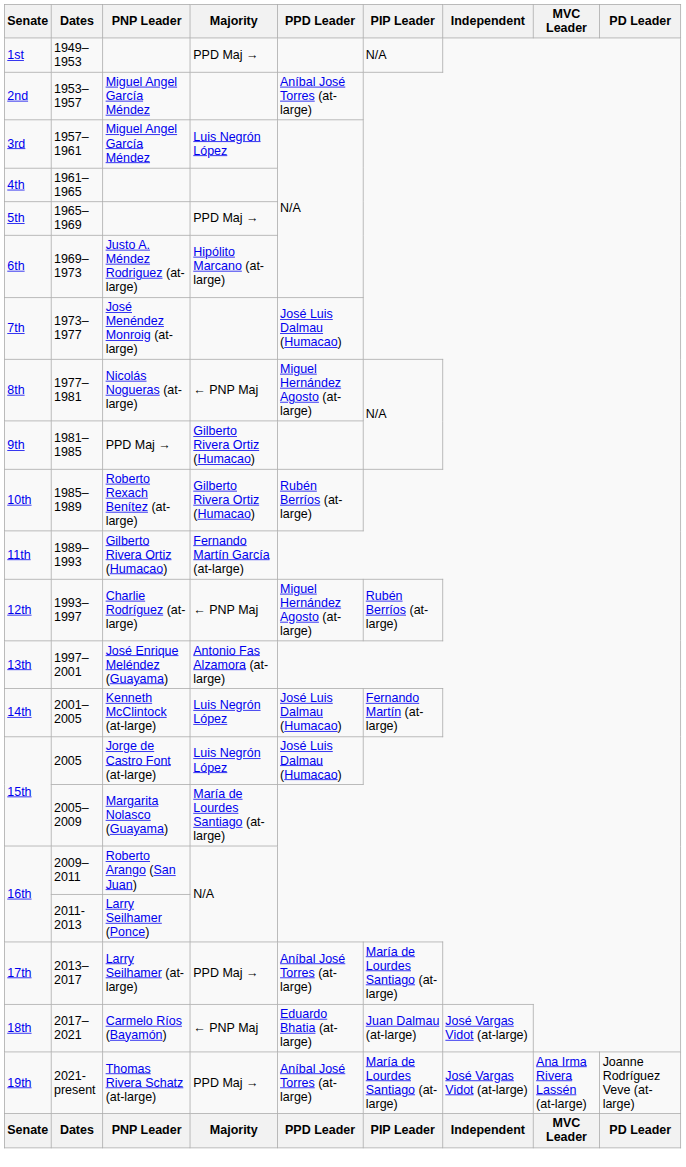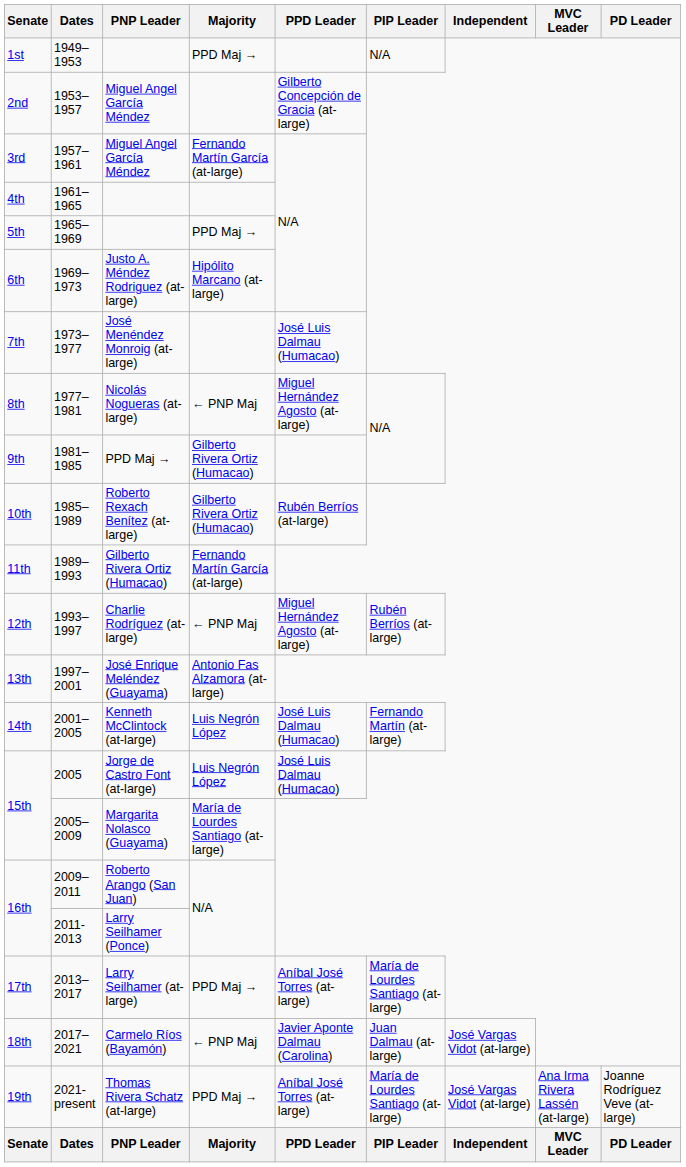(313, 96) Aníbal José Torres (at-large) -> (319, 103) Gilberto Concepción de Gracia (at-large)
(227, 143) Luis Negrón López -> (230, 158) Fernando Martín García (at-large)
(309, 1028) Eduardo Bhatia (at-large) -> (315, 1042) Javier Aponte Dalmau (Carolina)
